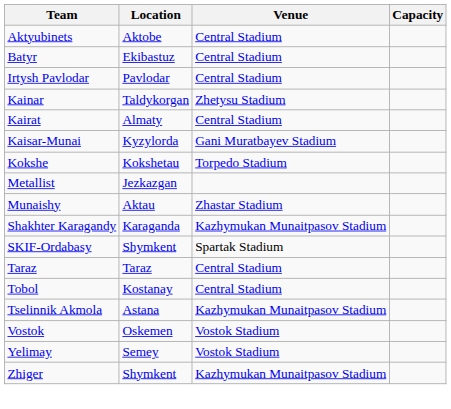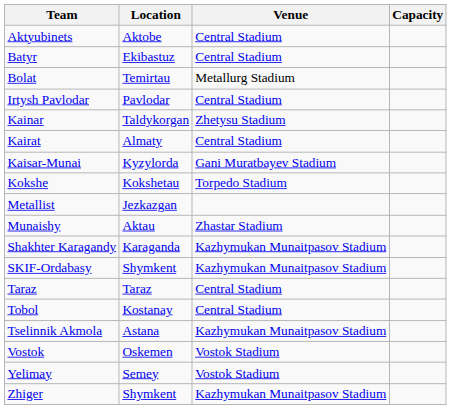+ row: (22, 78)
(239, 246) Spartak Stadium -> (291, 267) Kazhymukan Munaitpasov Stadium
